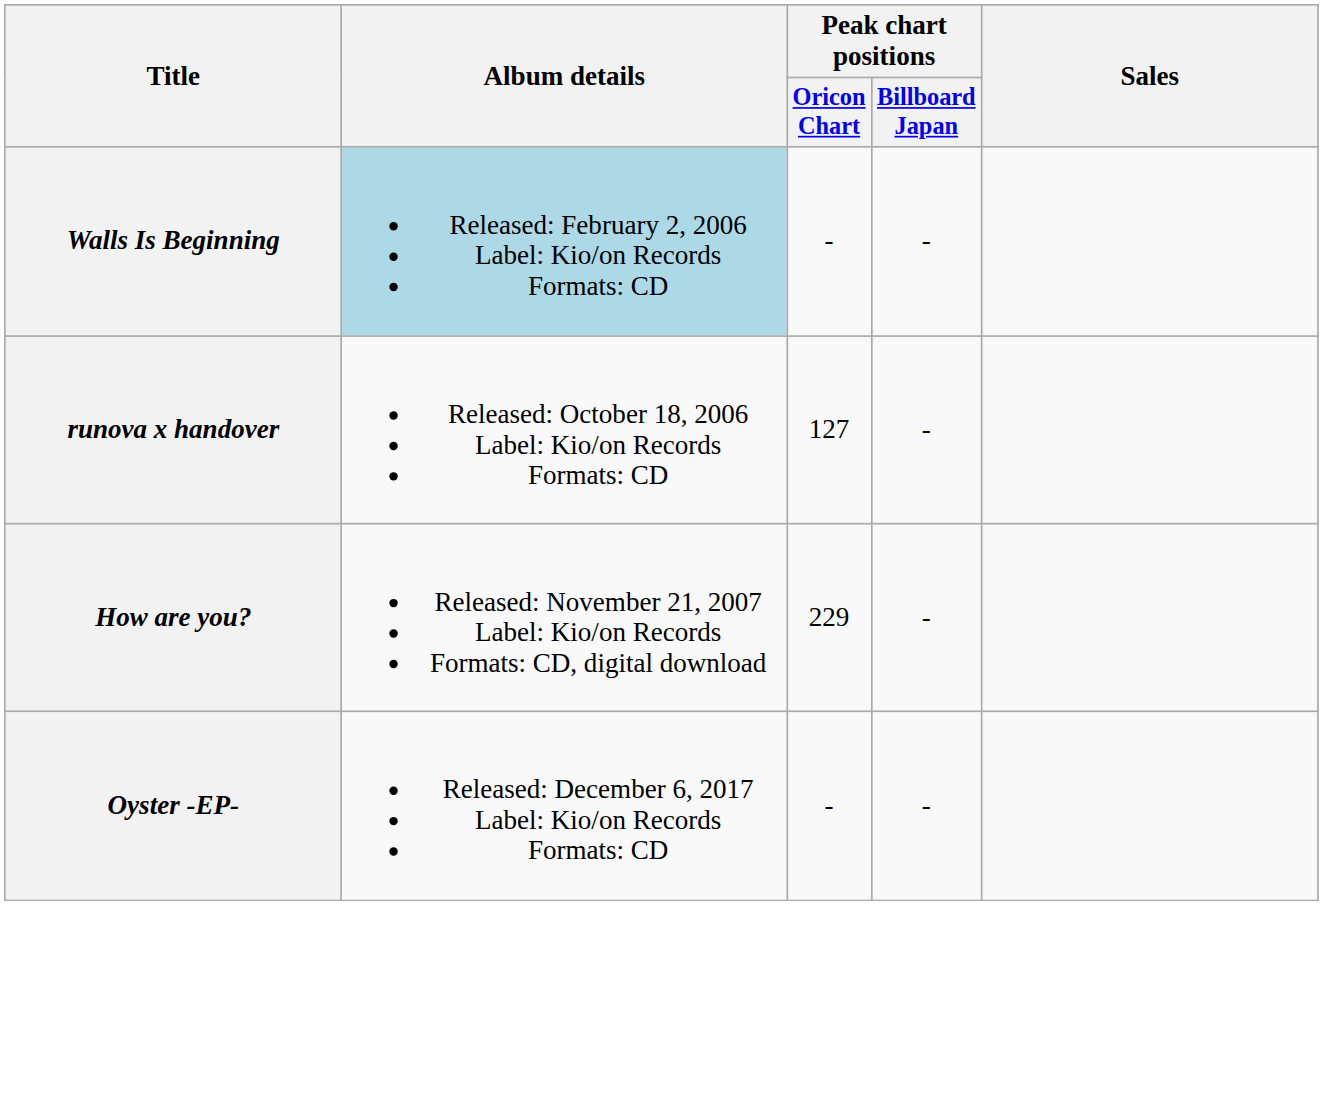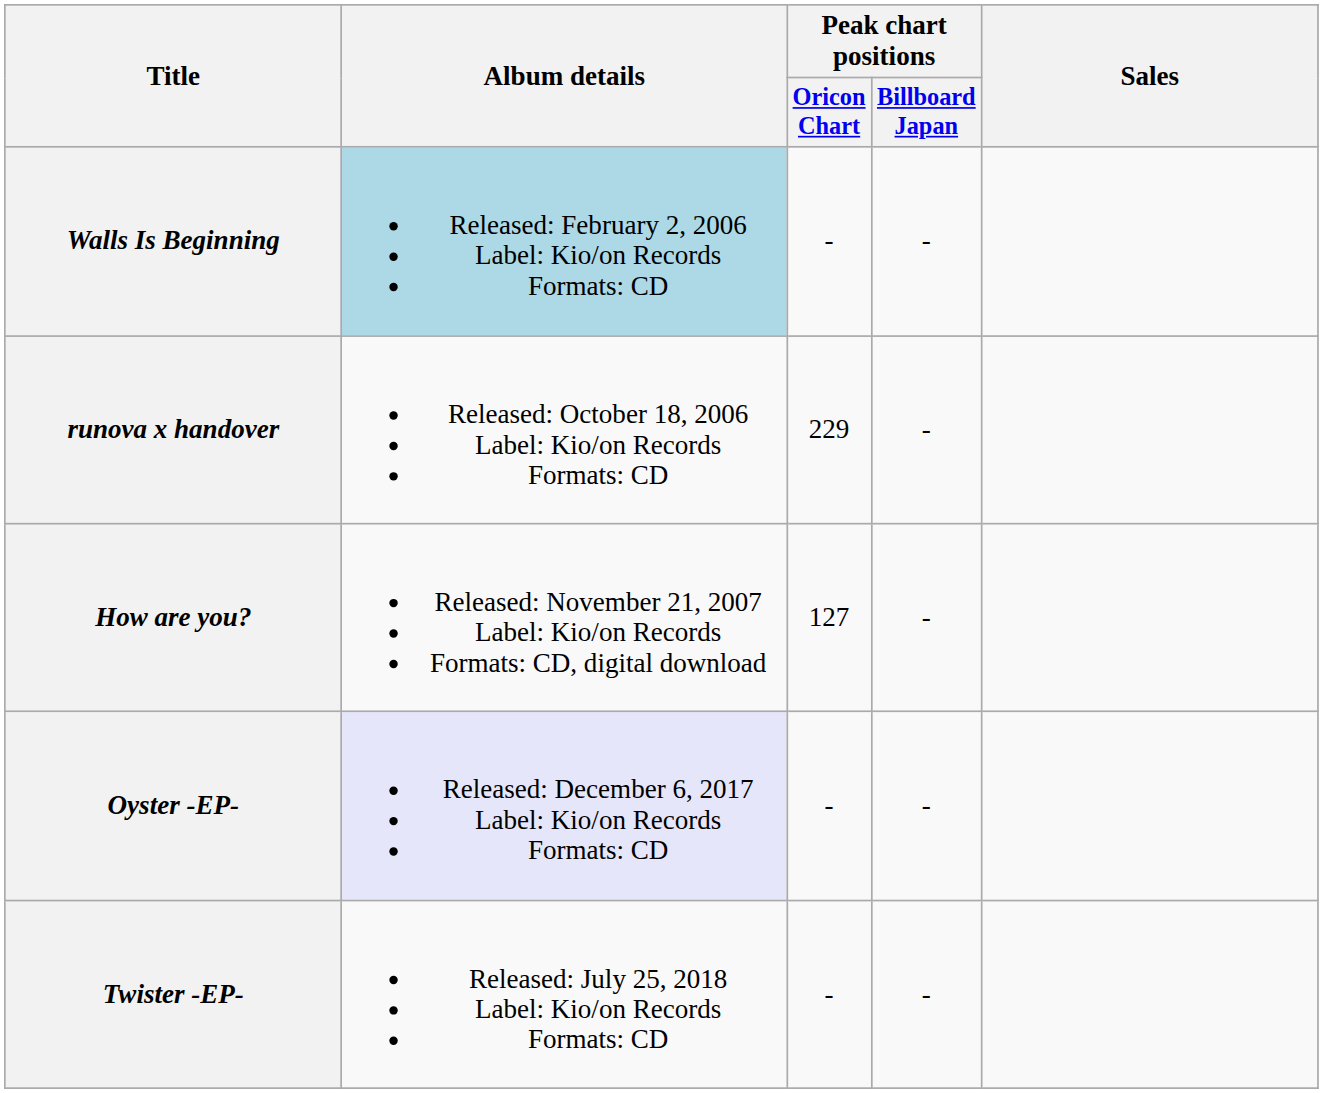(829, 429) 127 -> (829, 429) 229
(829, 617) 229 -> (829, 617) 127
(564, 821) no background -> (564, 821) lavender background
+ row: (173, 993)
